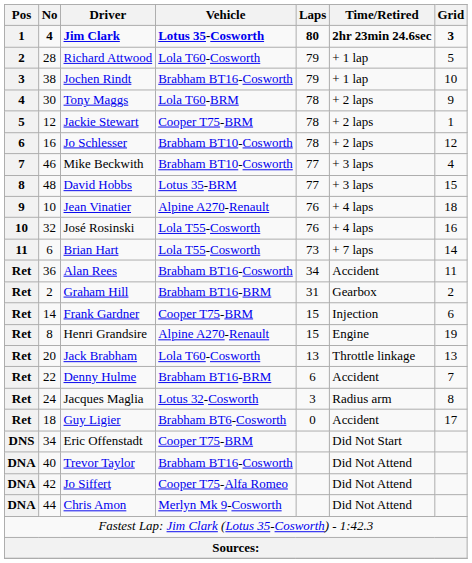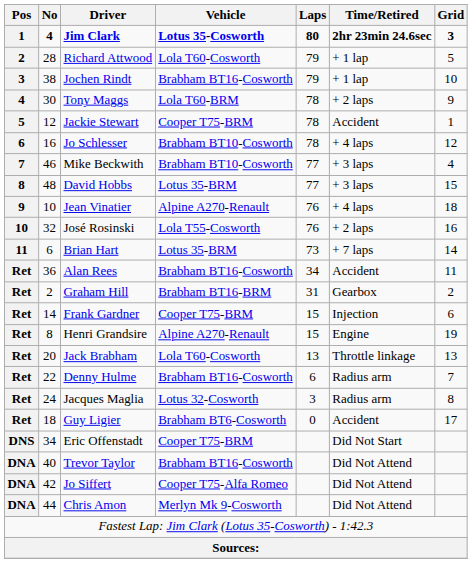(353, 121) + 2 laps -> (356, 121) Accident
(353, 142) + 2 laps -> (353, 142) + 4 laps
(353, 227) + 4 laps -> (353, 227) + 2 laps
(209, 249) Lola T55-Cosworth -> (198, 249) Lotus 35-BRM
(215, 377) Brabham BT16-BRM -> (226, 377) Brabham BT16-Cosworth
(356, 377) Accident -> (362, 377) Radius arm
